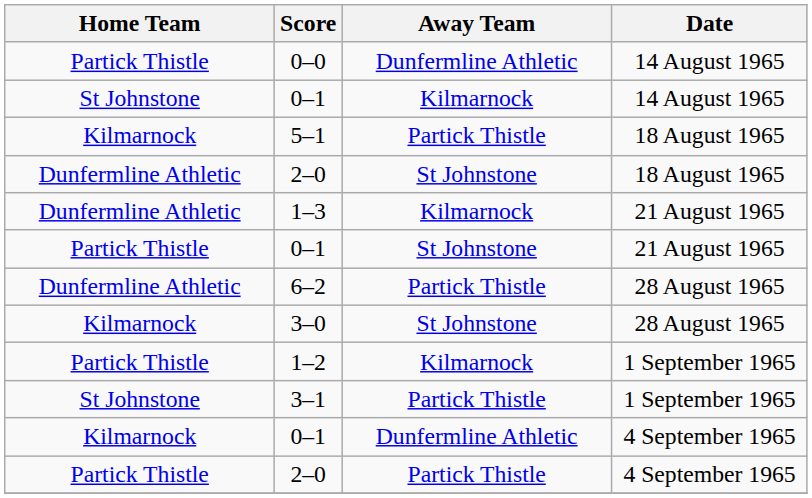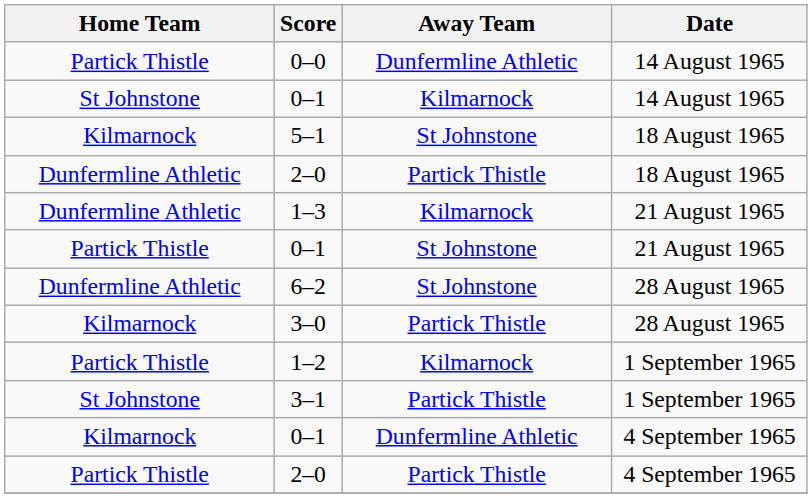(477, 135) Partick Thistle -> (477, 135) St Johnstone
(477, 173) St Johnstone -> (477, 173) Partick Thistle
(477, 286) Partick Thistle -> (477, 286) St Johnstone
(477, 323) St Johnstone -> (477, 323) Partick Thistle
